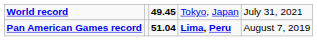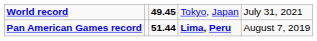(163, 28) 51.04 -> (163, 28) 51.44
